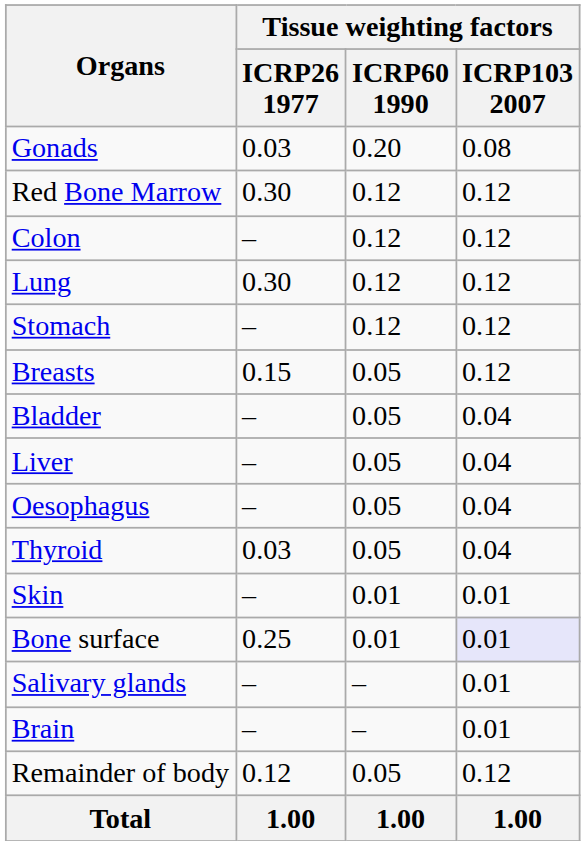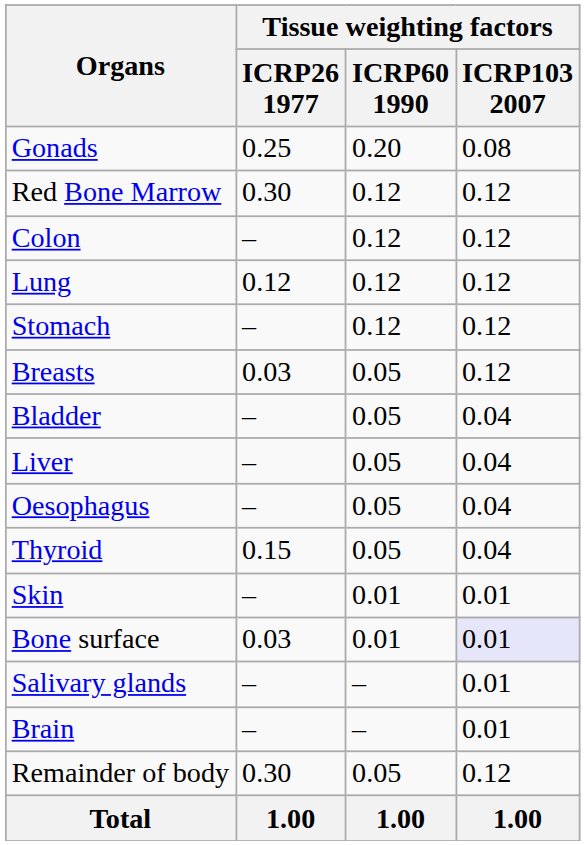(267, 147) 0.03 -> (267, 147) 0.25
(267, 281) 0.30 -> (267, 281) 0.12
(267, 371) 0.15 -> (267, 371) 0.03
(267, 549) 0.03 -> (267, 549) 0.15
(267, 639) 0.25 -> (267, 639) 0.03
(267, 773) 0.12 -> (267, 773) 0.30
